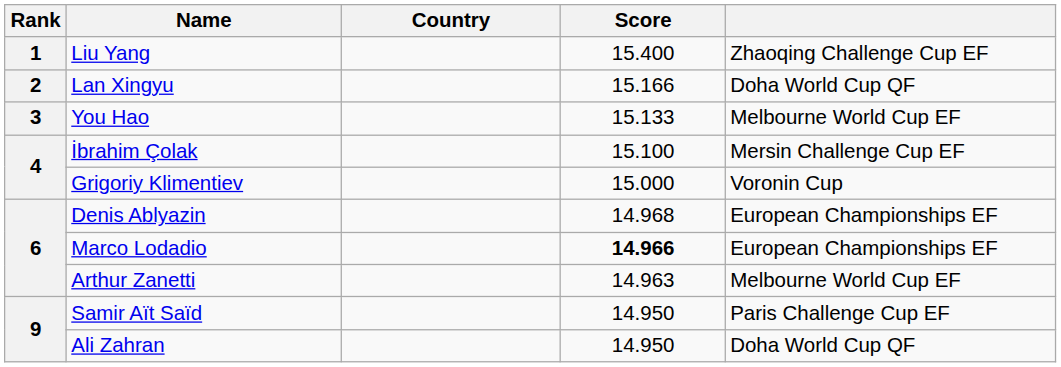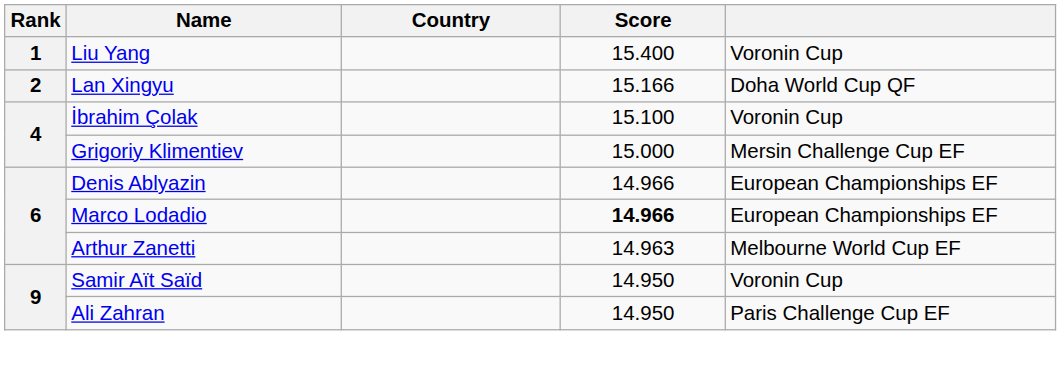(859, 53) Zhaoqing Challenge Cup EF -> (787, 53) Voronin Cup
- row: (110, 118)
(847, 150) Mersin Challenge Cup EF -> (787, 118) Voronin Cup
(787, 183) Voronin Cup -> (847, 150) Mersin Challenge Cup EF
(643, 215) 14.968 -> (643, 183) 14.966
(840, 313) Paris Challenge Cup EF -> (787, 280) Voronin Cup
(823, 345) Doha World Cup QF -> (840, 313) Paris Challenge Cup EF
